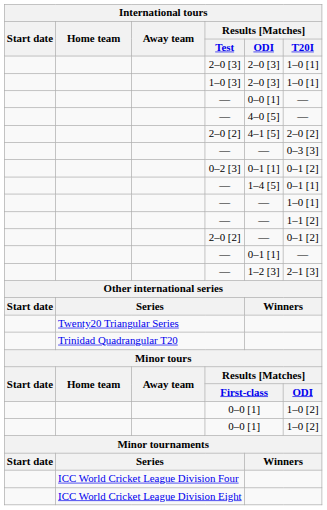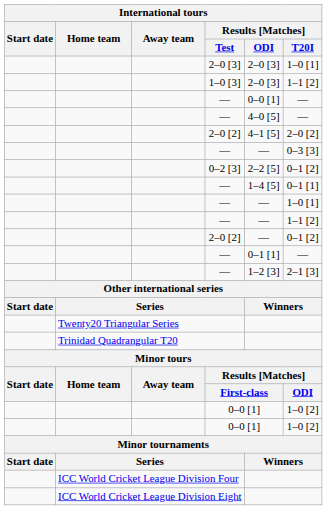(303, 82) 1–0 [1] -> (303, 82) 1–1 [2]
(264, 168) 0–1 [1] -> (264, 168) 2–2 [5]
